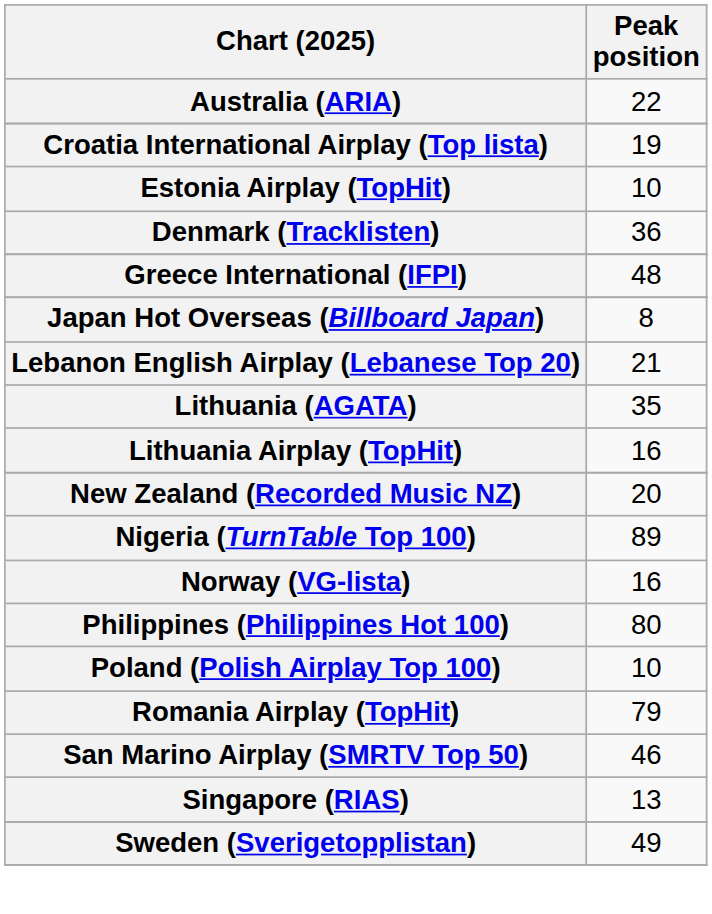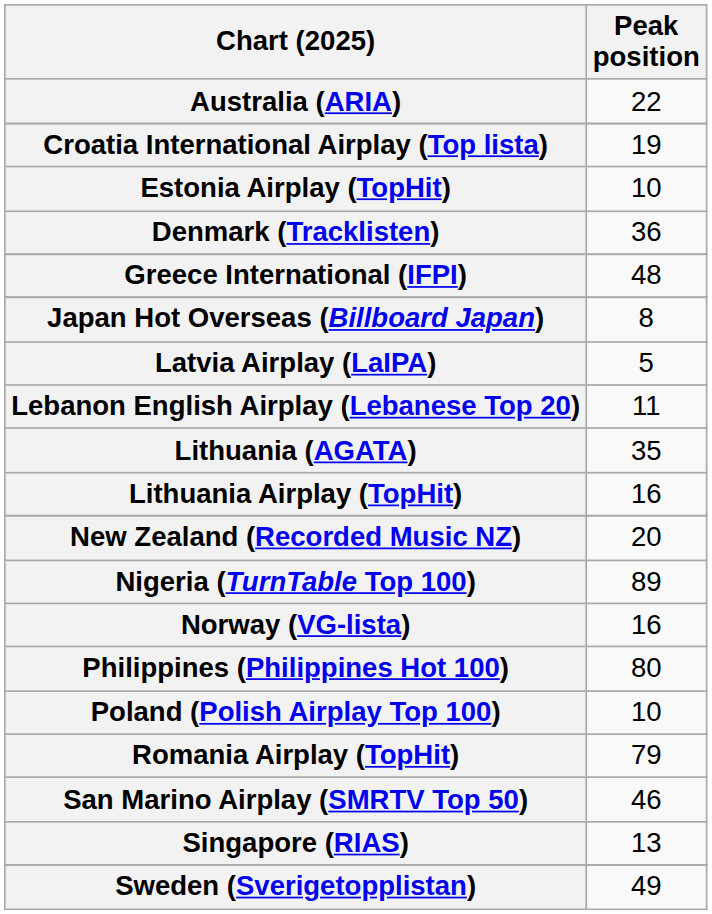+ row: (296, 362)
(646, 362) 21 -> (646, 406) 11
